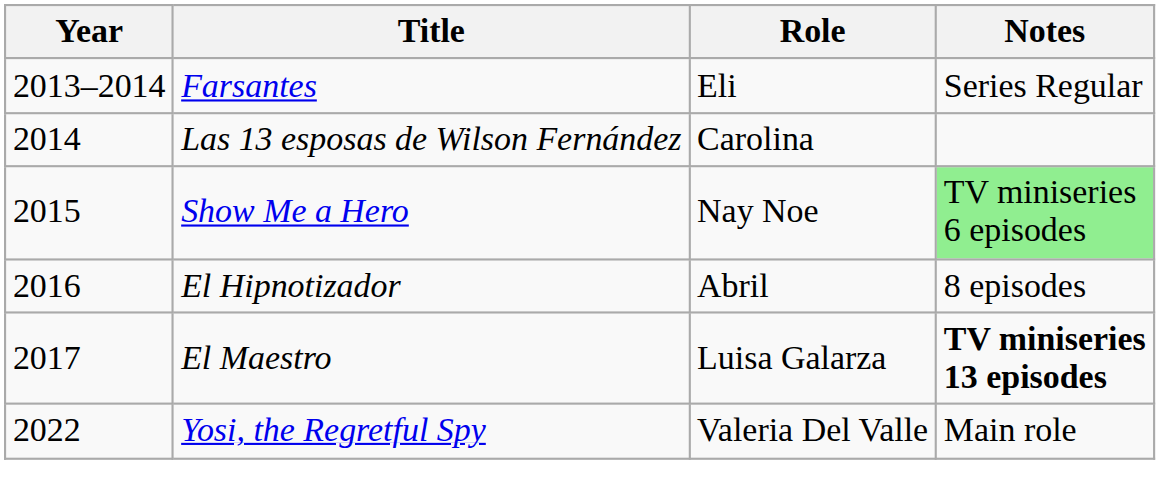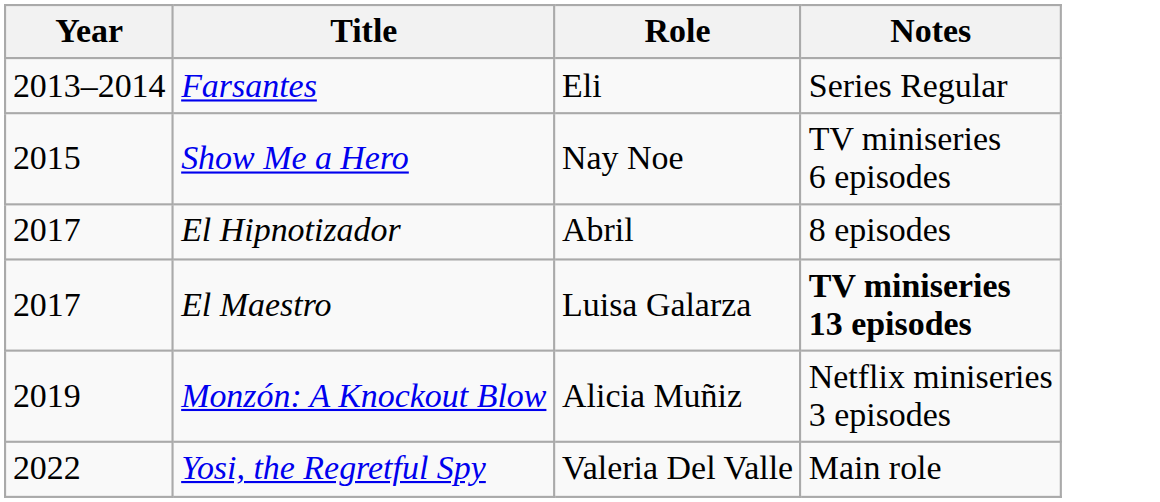- row: (431, 138)
(1040, 211) lightgreen background -> (905, 158) no background
(47, 284) 2016 -> (47, 230) 2017
+ row: (364, 395)
